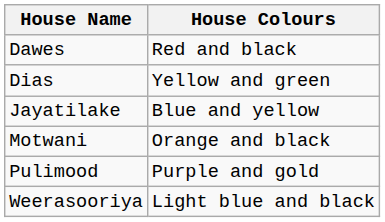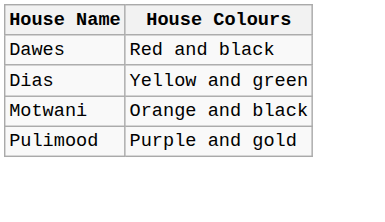- row: (65, 111)
- row: (76, 202)
